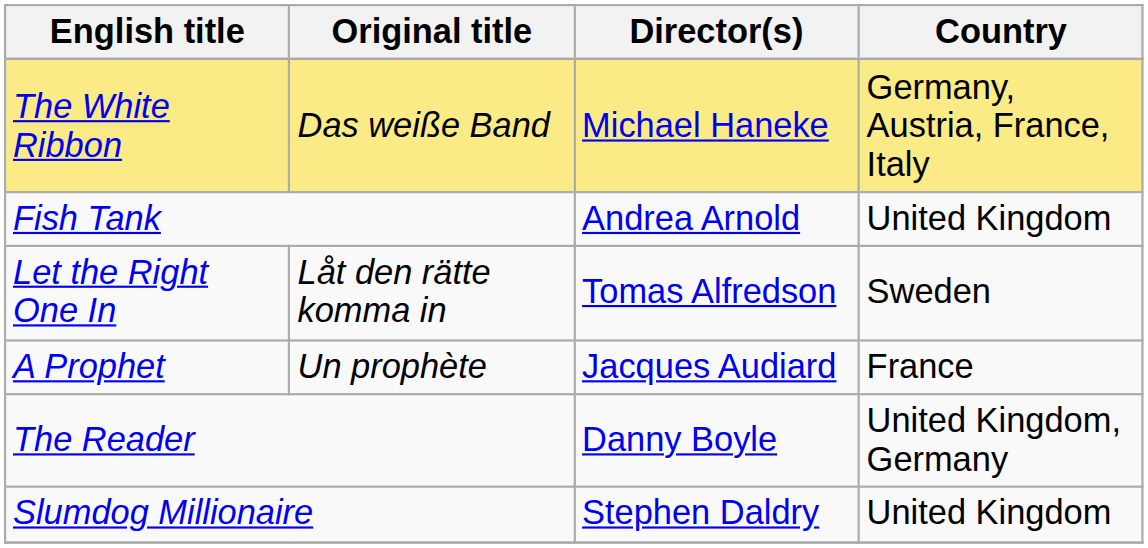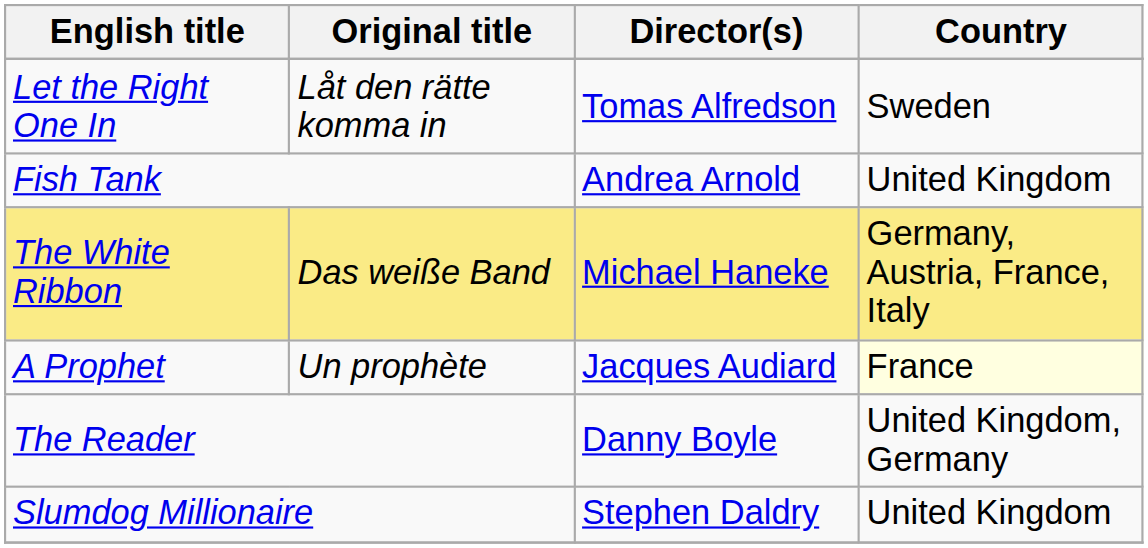rows swapped: (91, 125) <-> (111, 292)
(920, 366) no background -> (920, 366) lightyellow background
